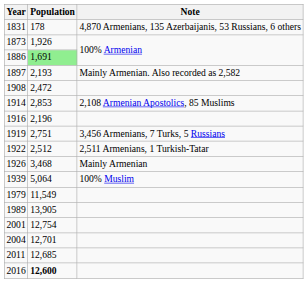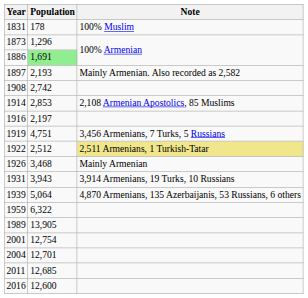(190, 27) 4,870 Armenians, 135 Azerbaijanis, 53 Russians, 6 others -> (107, 27) 100% Muslim
(41, 42) 1,926 -> (41, 42) 1,296
(41, 88) 2,472 -> (41, 88) 2,742
(41, 118) 2,196 -> (41, 118) 2,197
(41, 133) 2,751 -> (41, 133) 4,751
(144, 149) no background -> (144, 149) khaki background
+ row: (16, 179)
(107, 179) 100% Muslim -> (190, 194) 4,870 Armenians, 135 Azerbaijanis, 53 Russians, 6 others
+ row: (16, 210)
- row: (16, 194)
(43, 270) bold -> (43, 286) normal
